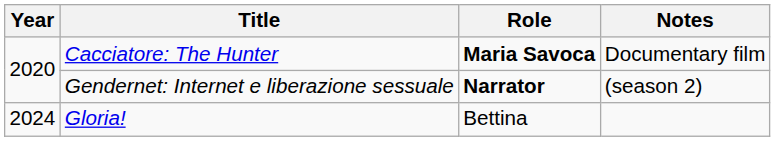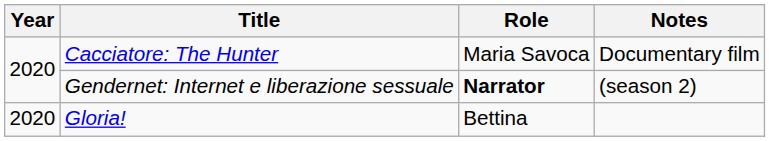(529, 53) bold -> (526, 53) normal
(32, 119) 2024 -> (32, 119) 2020
